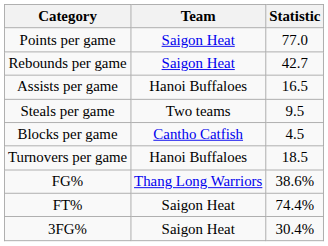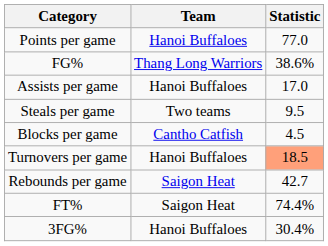(198, 39) Saigon Heat -> (198, 39) Hanoi Buffaloes
rows swapped: (68, 63) <-> (68, 181)
(295, 87) 16.5 -> (295, 87) 17.0
(295, 157) no background -> (295, 157) lightsalmon background
(198, 228) Saigon Heat -> (198, 228) Hanoi Buffaloes
